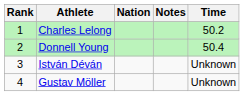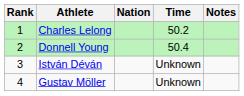columns swapped: (213, 13) <-> (171, 13)
